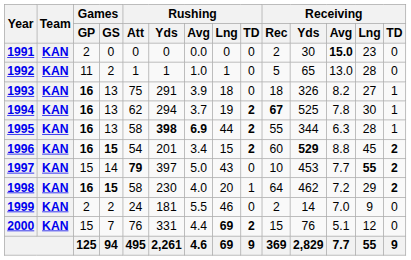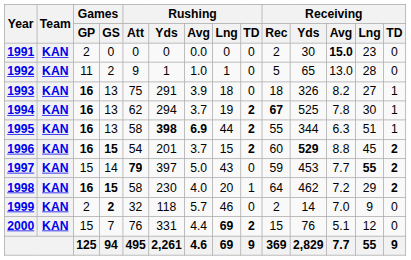(136, 71) 1 -> (136, 71) 9
(370, 129) 28 -> (370, 129) 51
(199, 149) 3.4 -> (199, 149) 3.7
(276, 168) 10 -> (276, 168) 59
(111, 206) normal -> (111, 206) bold
(136, 206) 24 -> (136, 206) 32
(167, 206) 181 -> (167, 206) 118
(199, 206) 5.5 -> (199, 206) 5.7
